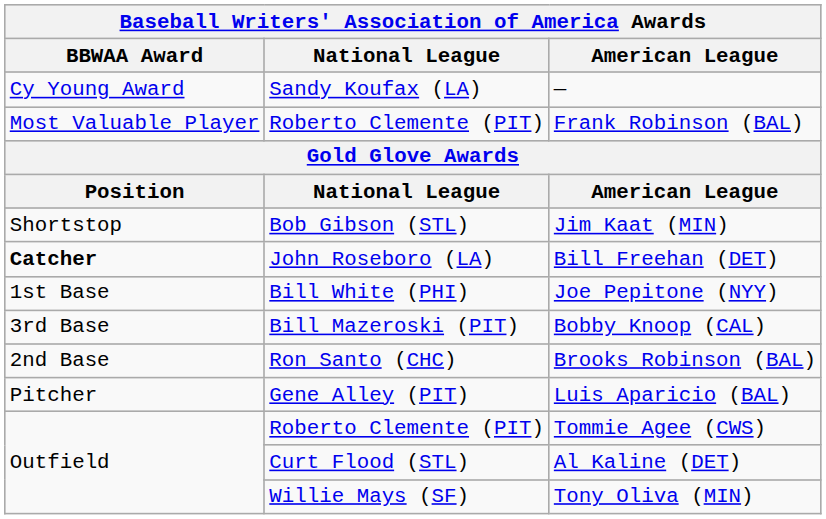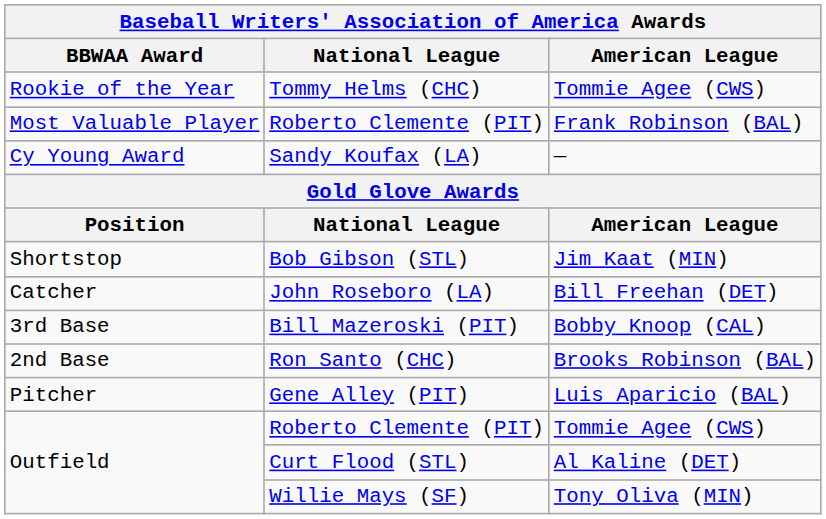+ row: (375, 90)
rows swapped: (375, 90) <-> (407, 123)
(53, 259) bold -> (53, 293) normal
- row: (369, 293)
